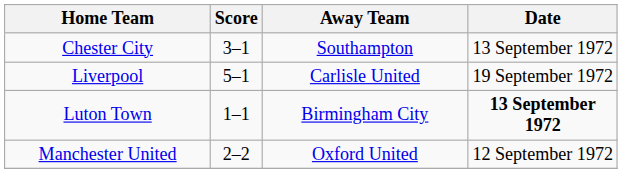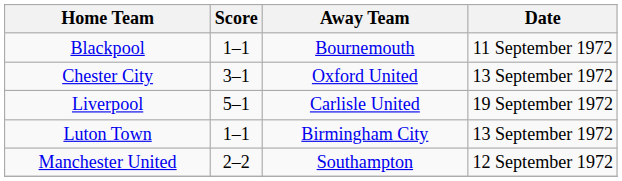+ row: (108, 47)
(365, 47) Southampton -> (365, 76) Oxford United
(543, 115) bold -> (543, 133) normal
(365, 153) Oxford United -> (365, 162) Southampton
